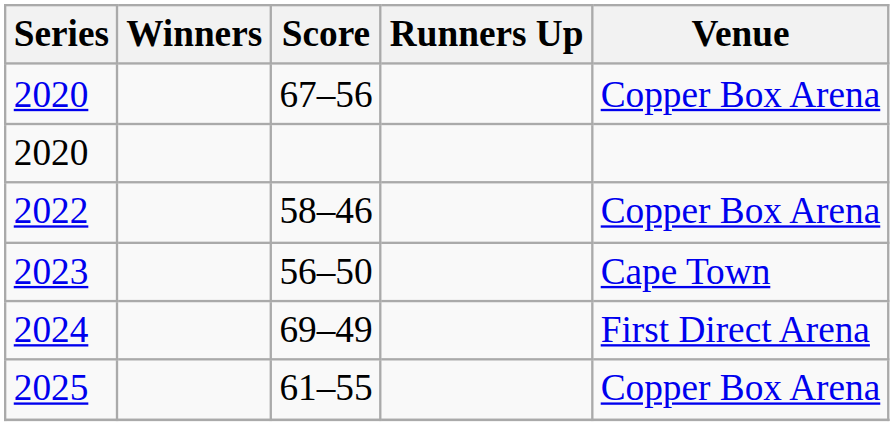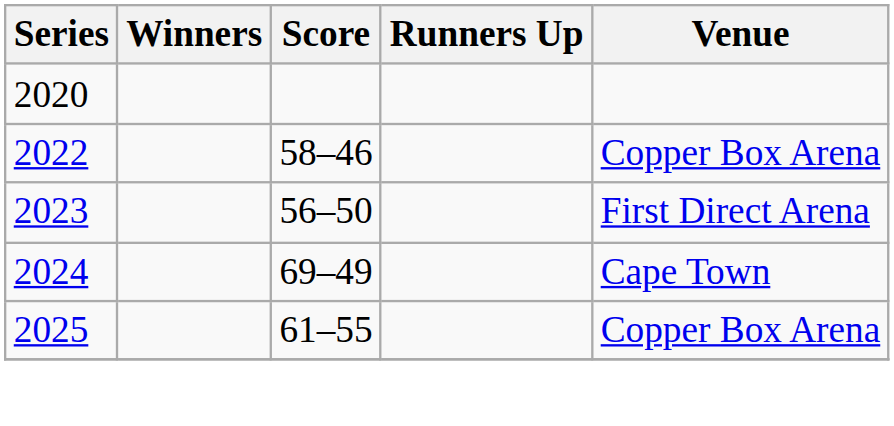- row: (51, 93)
(686, 270) Cape Town -> (735, 211) First Direct Arena
(735, 329) First Direct Arena -> (686, 270) Cape Town
